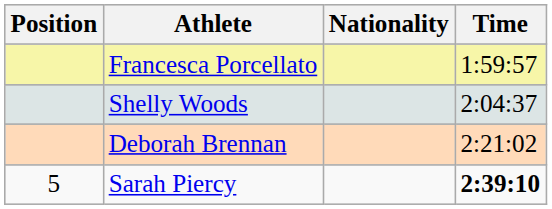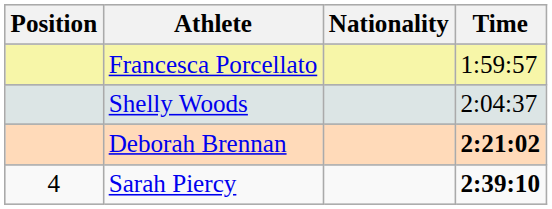(499, 143) normal -> (500, 143) bold
(54, 183) 5 -> (54, 183) 4
